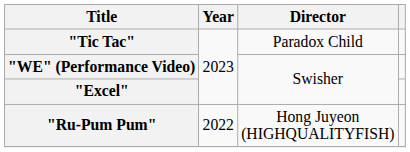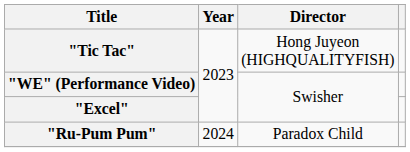(318, 41) Paradox Child -> (318, 50) Hong Juyeon (HIGHQUALITYFISH)
(218, 125) 2022 -> (218, 134) 2024
(318, 125) Hong Juyeon (HIGHQUALITYFISH) -> (318, 134) Paradox Child
